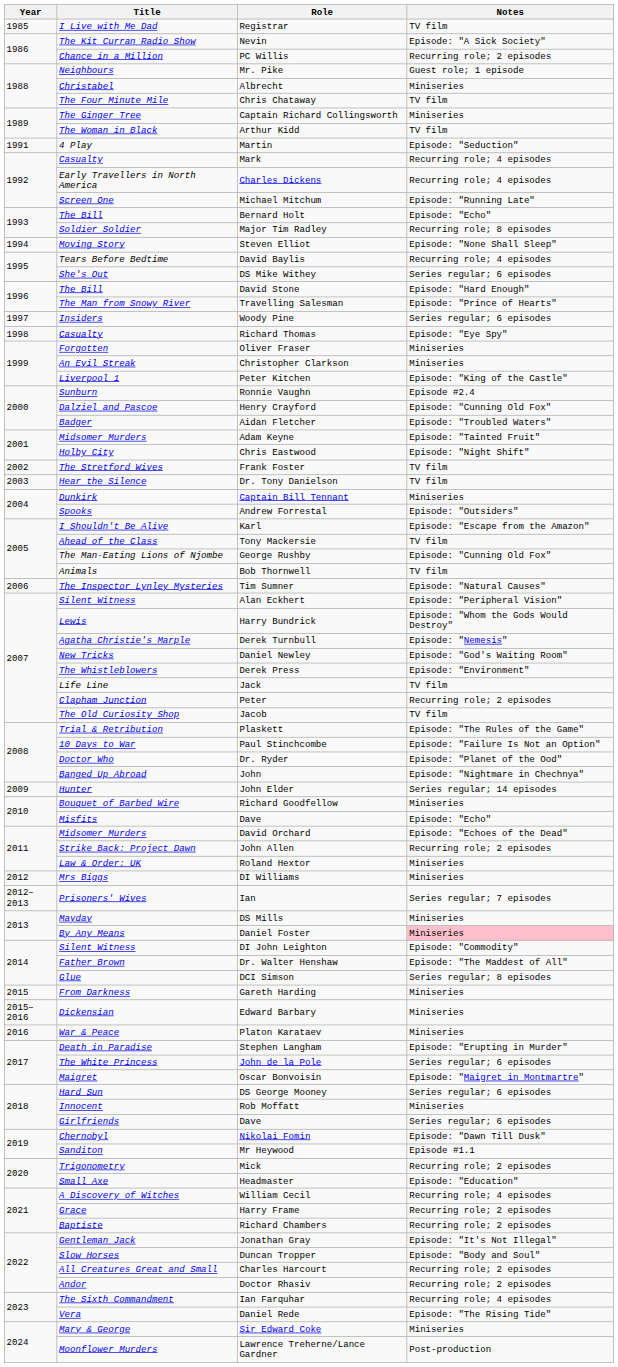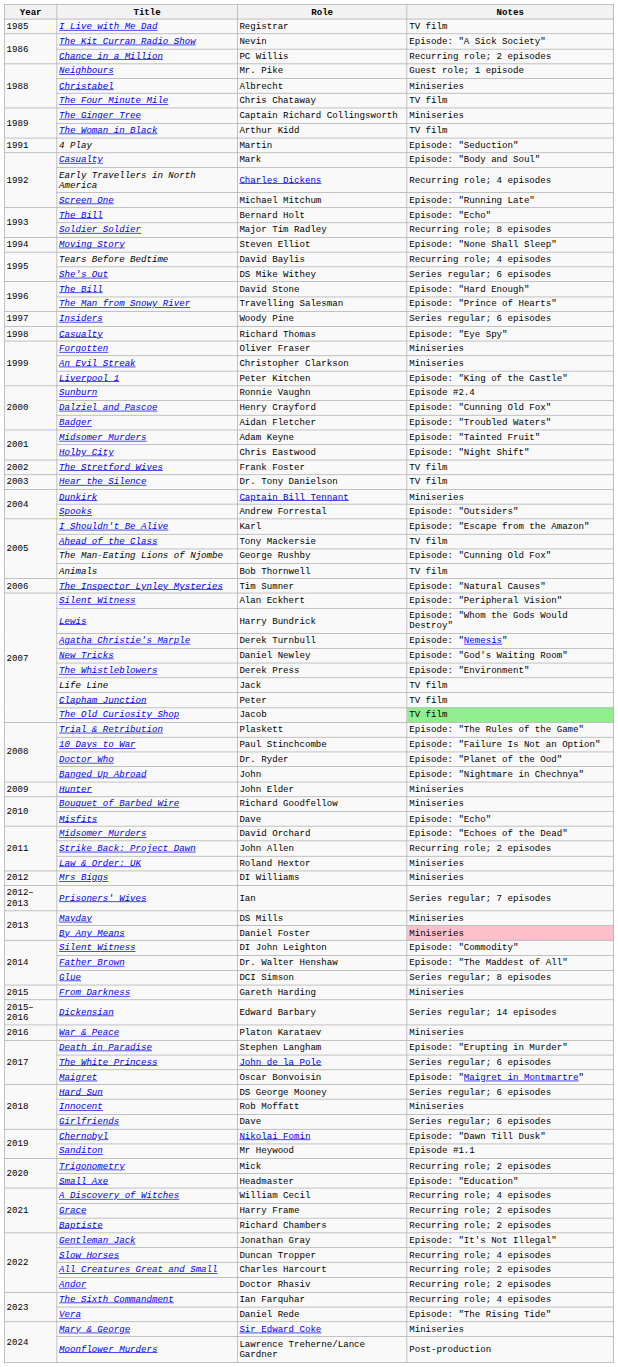(480, 160) Recurring role; 4 episodes -> (475, 160) Episode: "Body and Soul"
(480, 700) Recurring role; 2 episodes -> (428, 700) TV film
(428, 715) no background -> (428, 715) lightgreen background
(483, 789) Series regular; 14 episodes -> (437, 789) Miniseries
(437, 1013) Miniseries -> (483, 1013) Series regular; 14 episodes
(475, 1255) Episode: "Body and Soul" -> (480, 1255) Recurring role; 4 episodes
